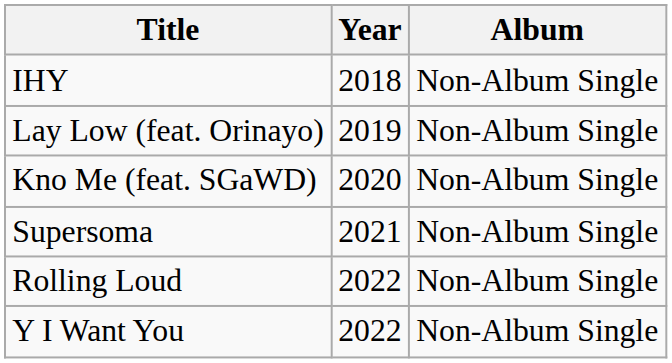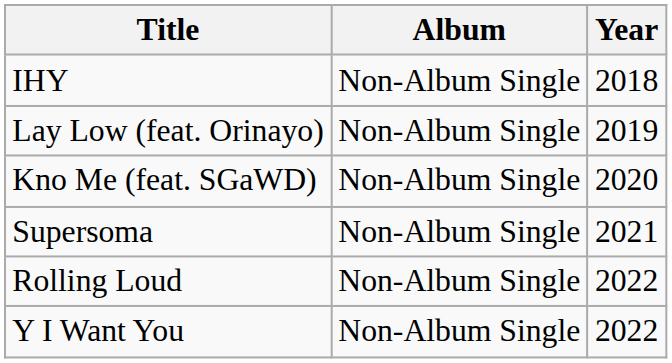columns swapped: (370, 29) <-> (537, 29)
